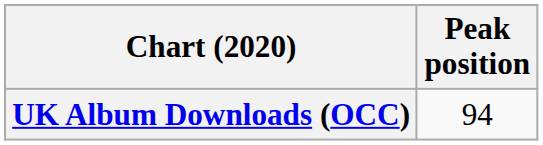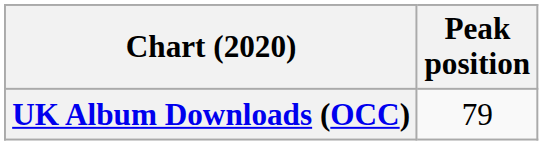(477, 113) 94 -> (477, 113) 79
